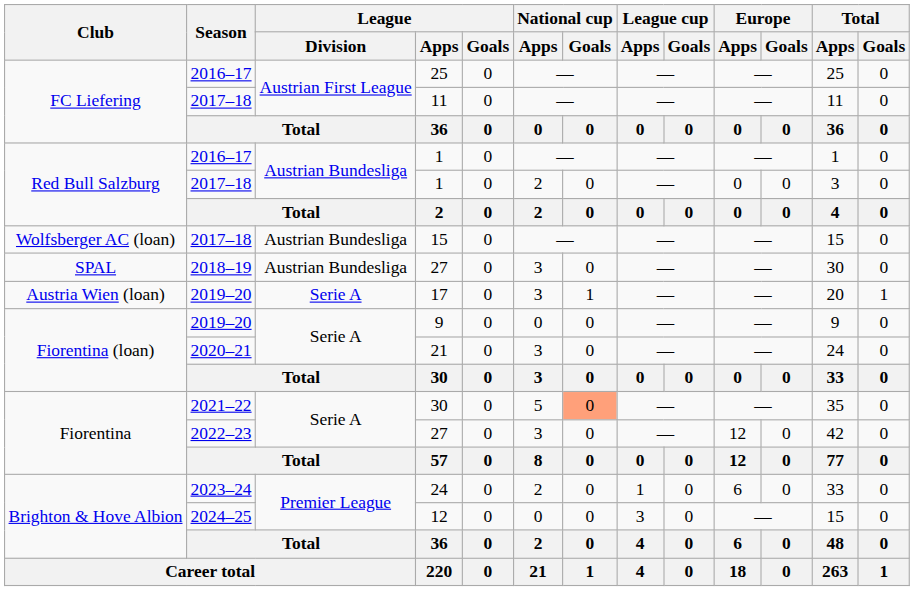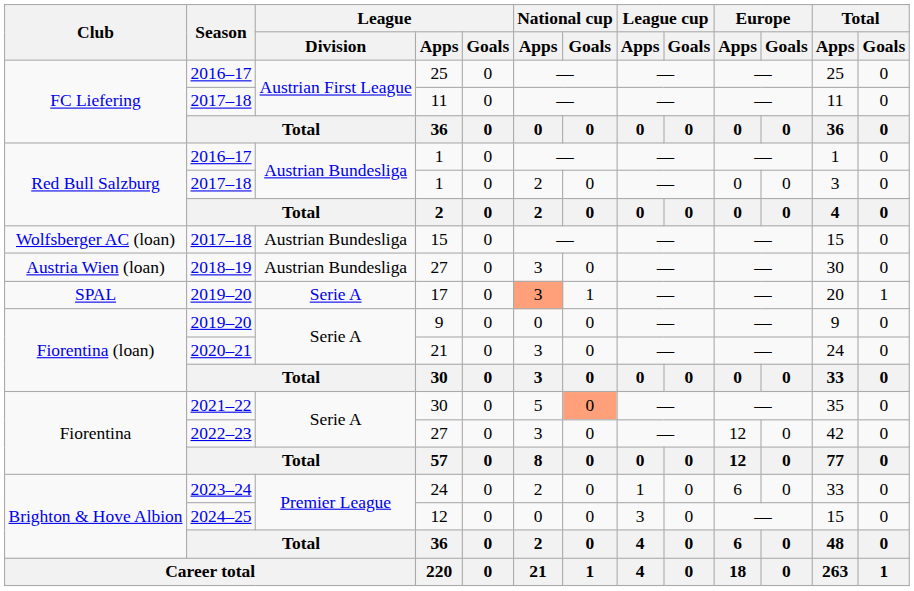(96, 267) SPAL -> (96, 267) Austria Wien (loan)
(96, 294) Austria Wien (loan) -> (96, 294) SPAL
(538, 294) no background -> (538, 294) lightsalmon background
